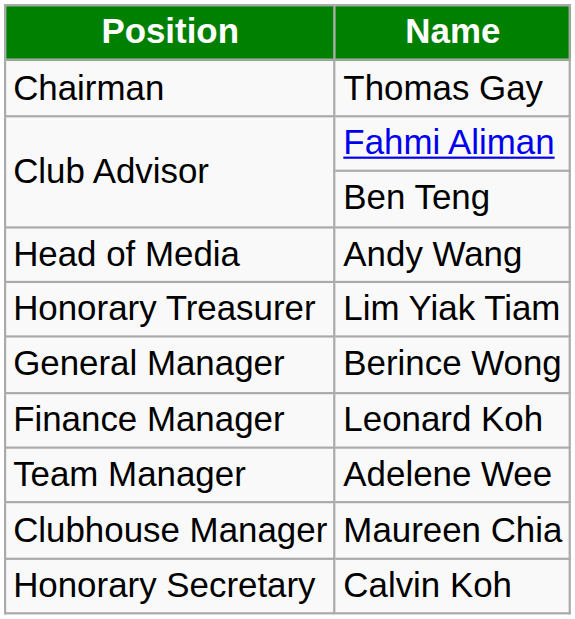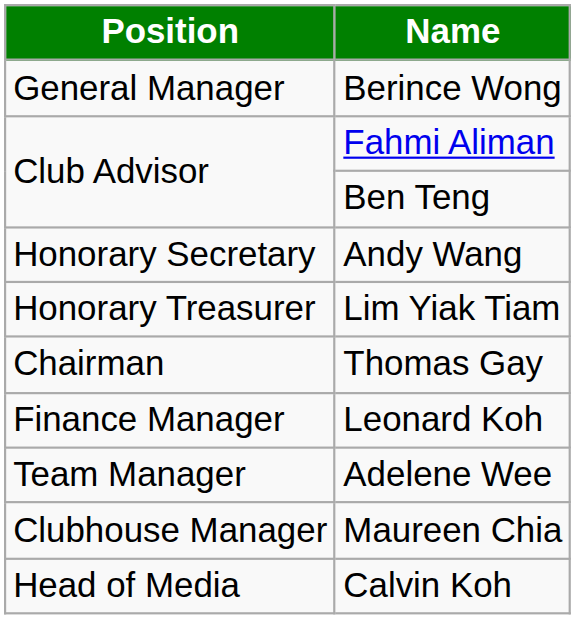rows swapped: (443, 87) <-> (453, 364)
(127, 253) Head of Media -> (164, 253) Honorary Secretary
(164, 585) Honorary Secretary -> (127, 585) Head of Media
